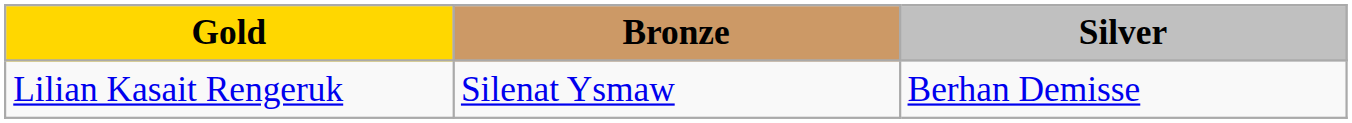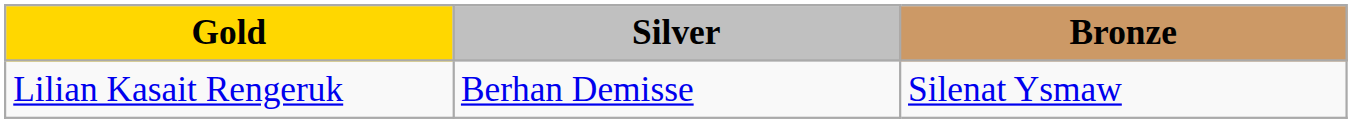columns swapped: (1123, 32) <-> (676, 32)
